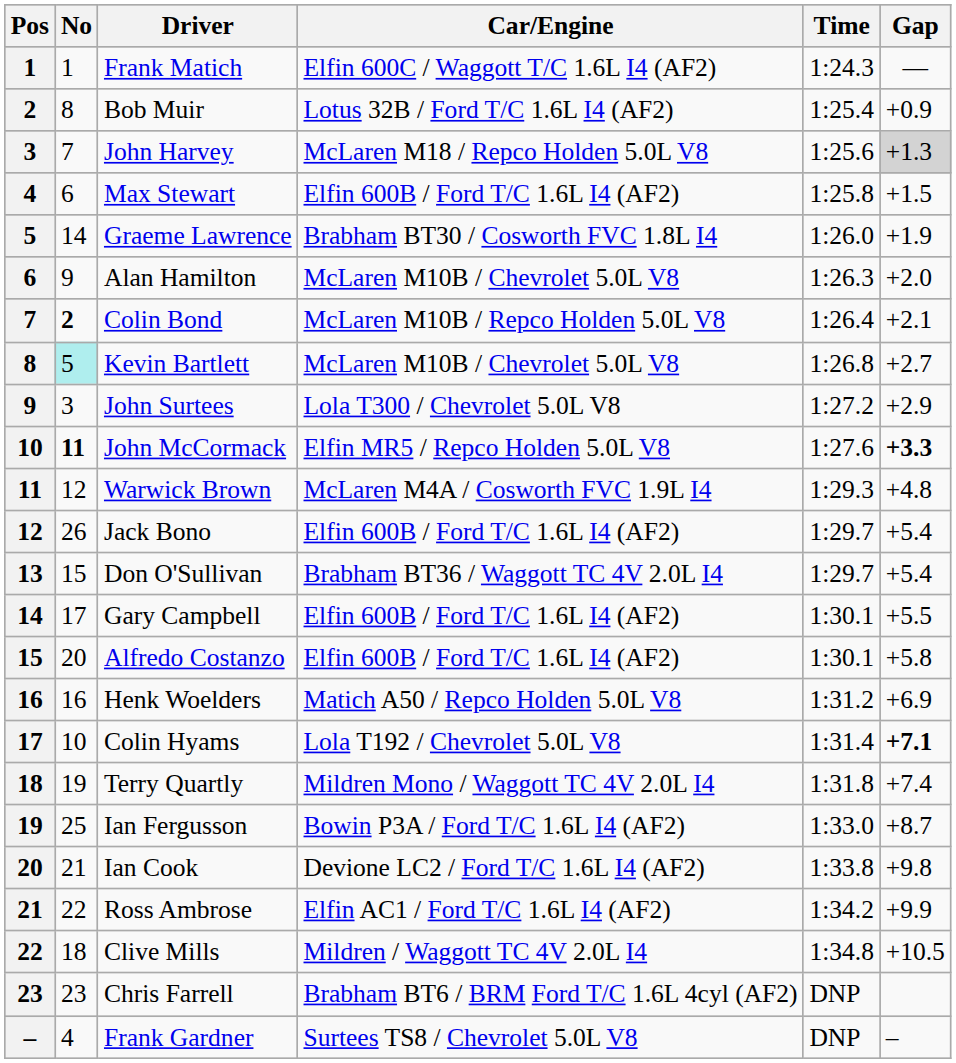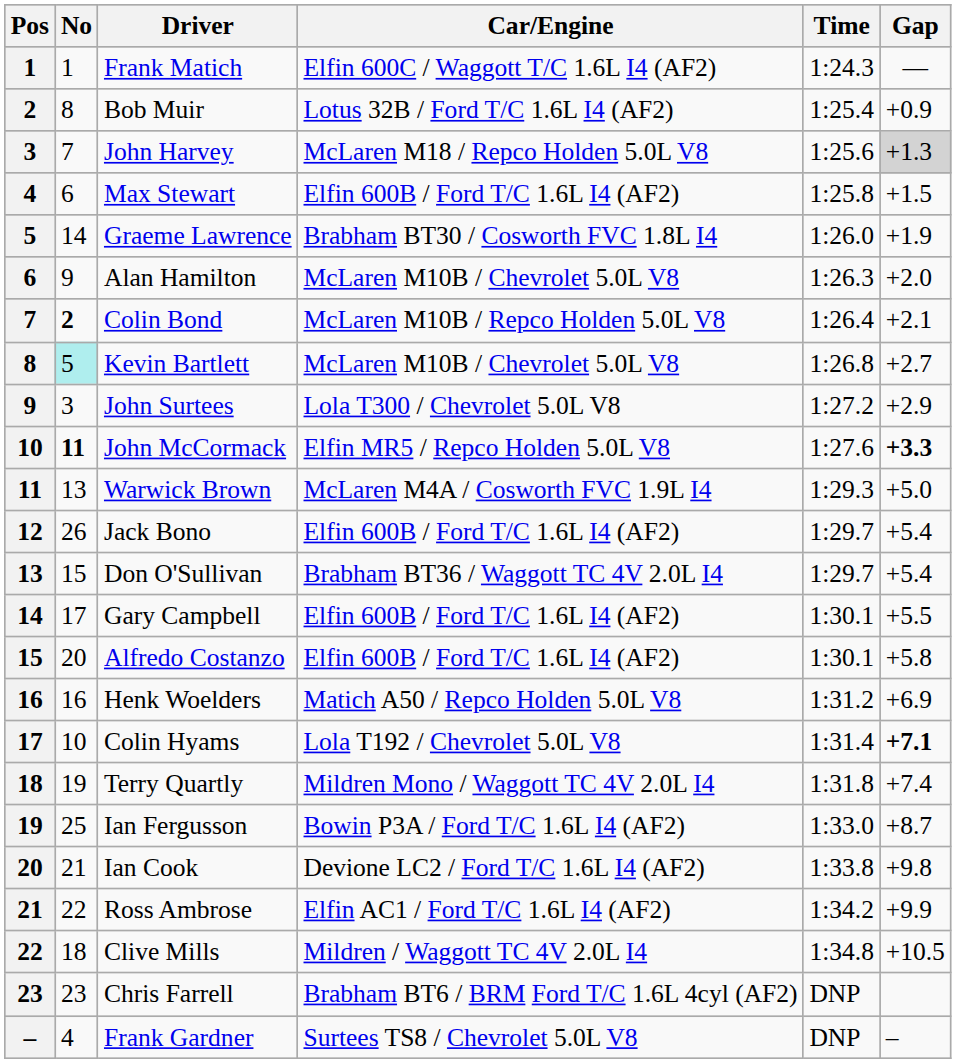(74, 488) 12 -> (74, 488) 13
(909, 488) +4.8 -> (909, 488) +5.0
